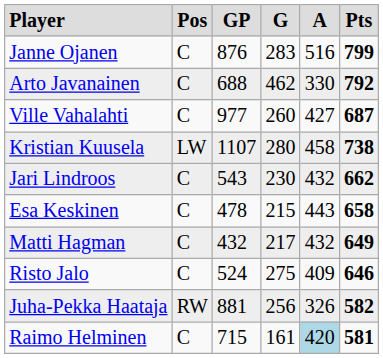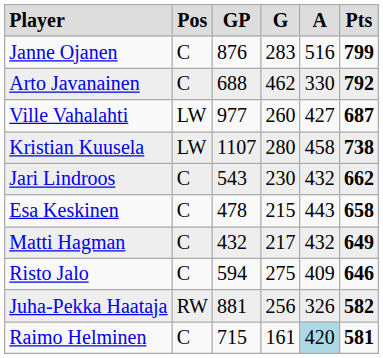(183, 115) C -> (192, 115) LW
(232, 274) 524 -> (232, 274) 594
